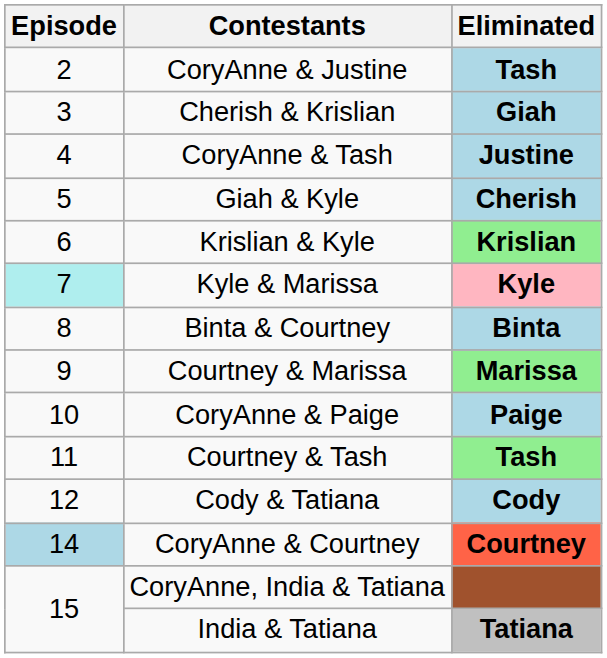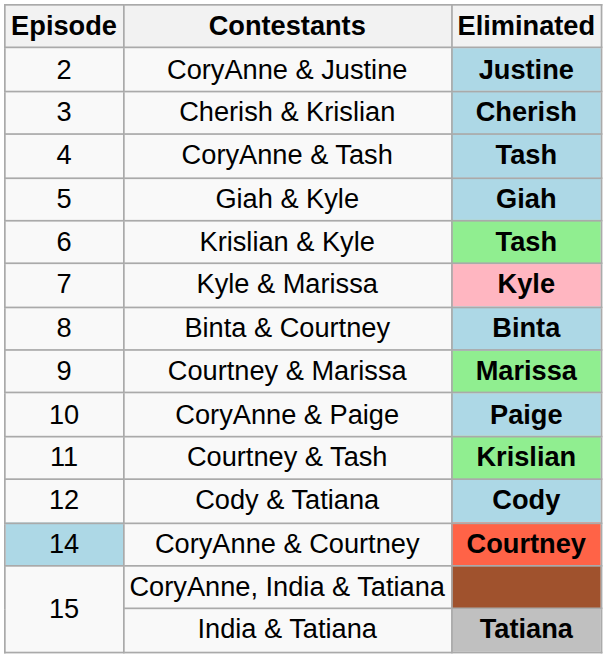(526, 69) Tash -> (526, 69) Justine
(526, 112) Giah -> (526, 112) Cherish
(526, 155) Justine -> (526, 155) Tash
(526, 198) Cherish -> (526, 198) Giah
(526, 241) Krislian -> (526, 241) Tash
(64, 284) paleturquoise background -> (64, 284) no background
(526, 457) Tash -> (526, 457) Krislian
